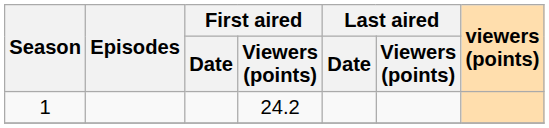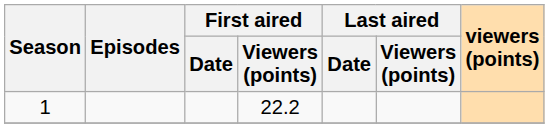(280, 107) 24.2 -> (280, 107) 22.2
